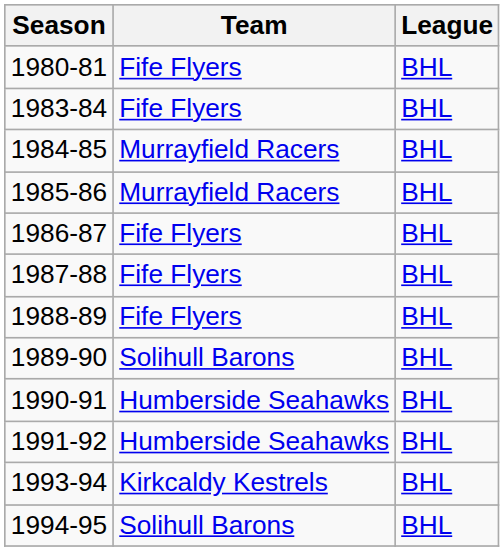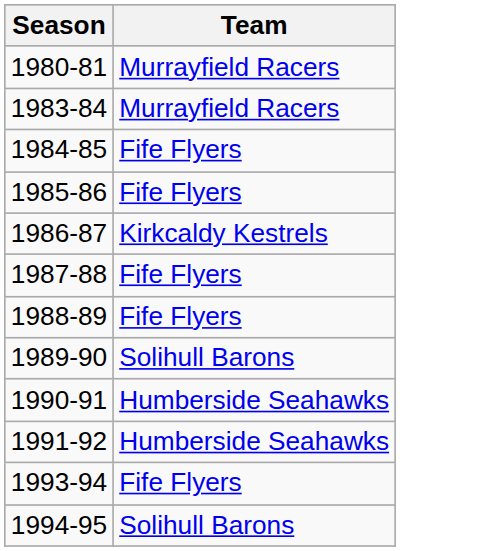- column: (447, 25)
(180, 66) Fife Flyers -> (229, 66) Murrayfield Racers
(180, 108) Fife Flyers -> (229, 108) Murrayfield Racers
(229, 150) Murrayfield Racers -> (180, 150) Fife Flyers
(229, 191) Murrayfield Racers -> (180, 191) Fife Flyers
(180, 233) Fife Flyers -> (224, 233) Kirkcaldy Kestrels
(224, 483) Kirkcaldy Kestrels -> (180, 483) Fife Flyers
